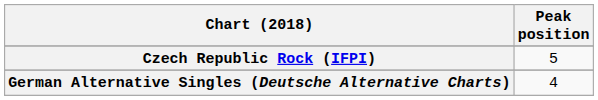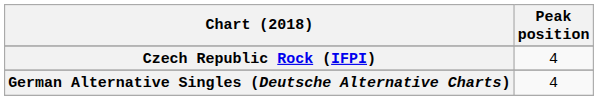(554, 58) 5 -> (554, 58) 4
